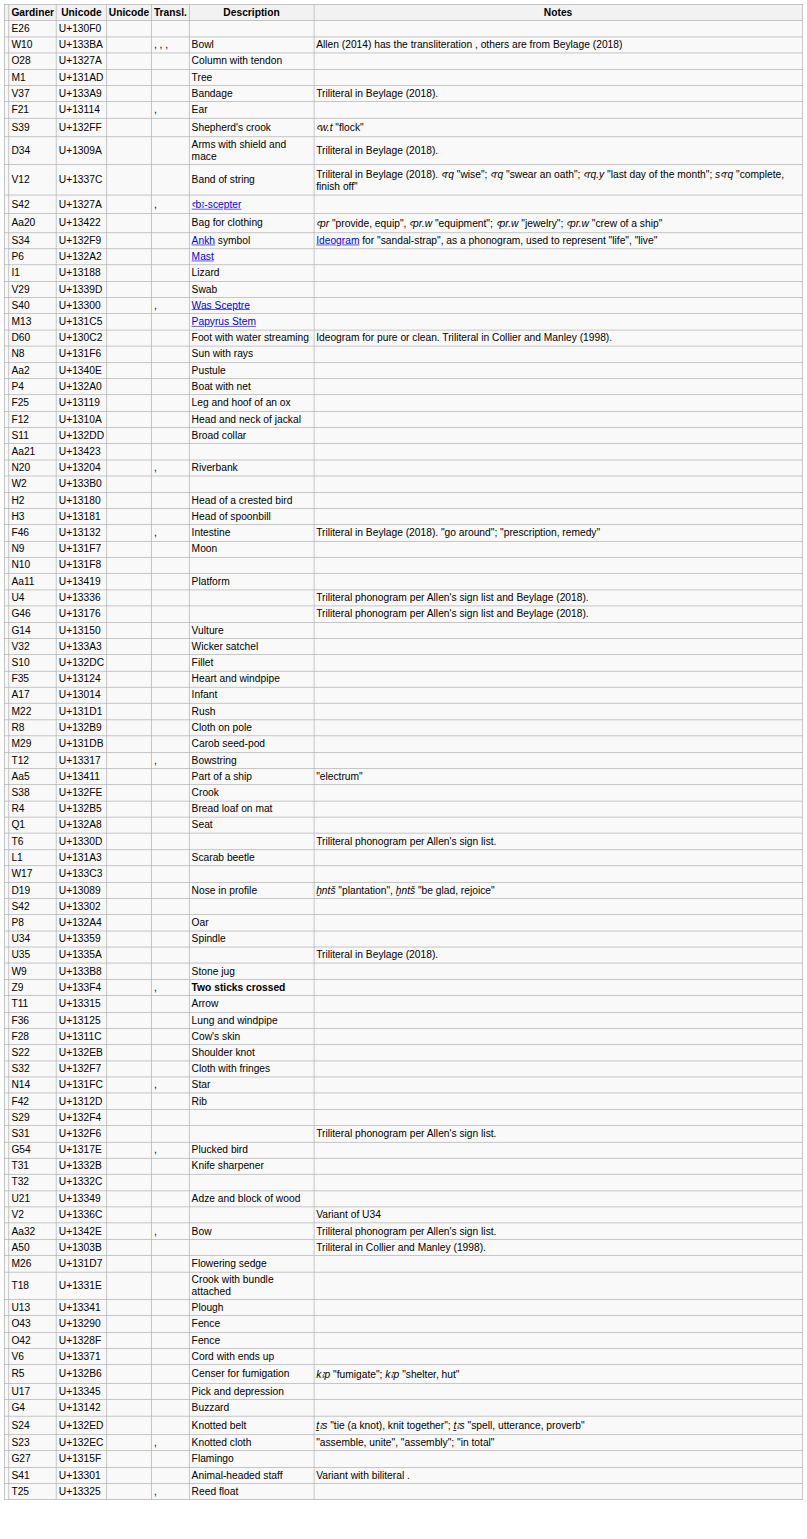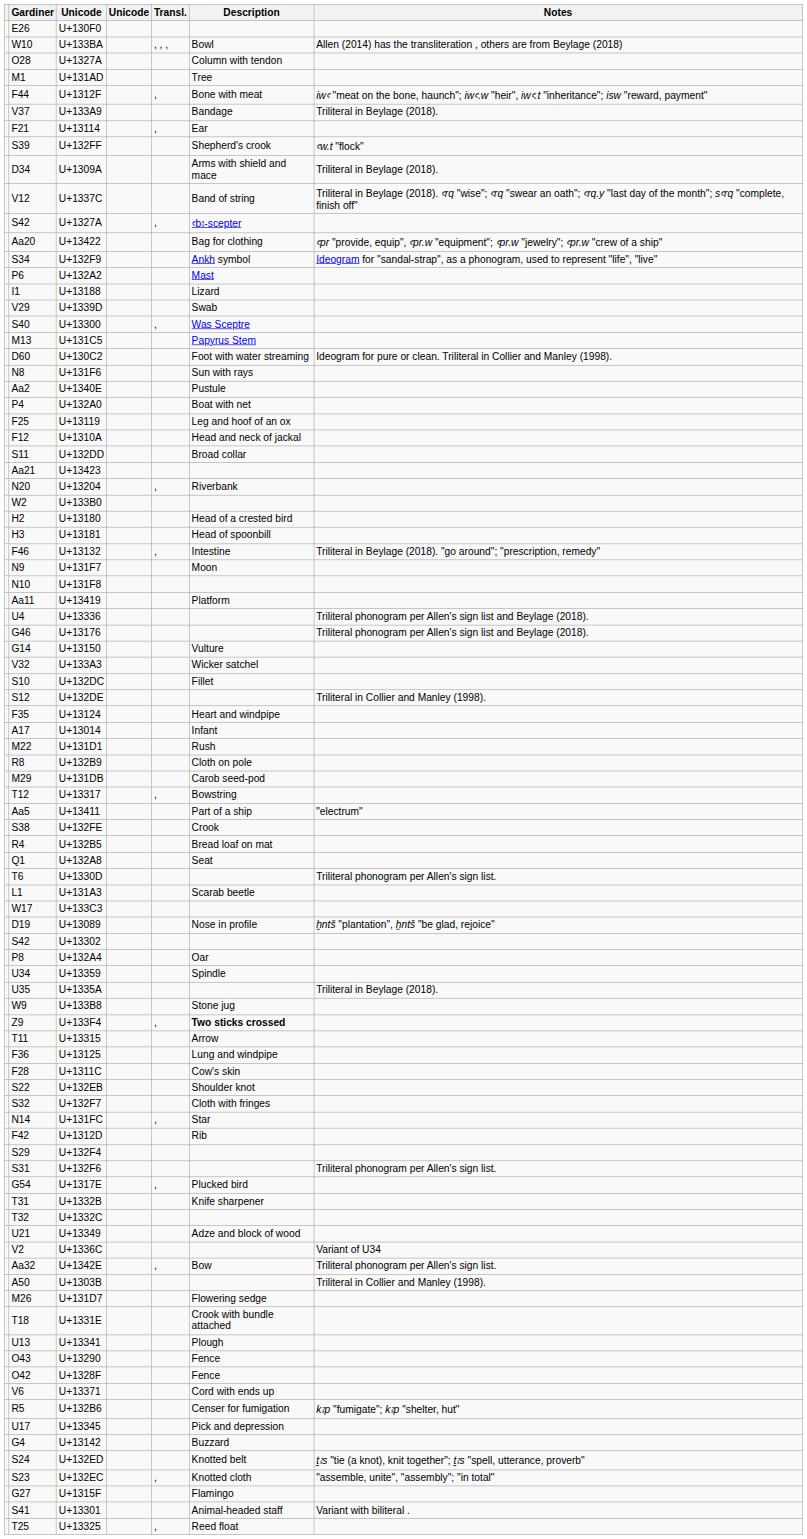+ row: (20, 95)
+ row: (21, 698)
